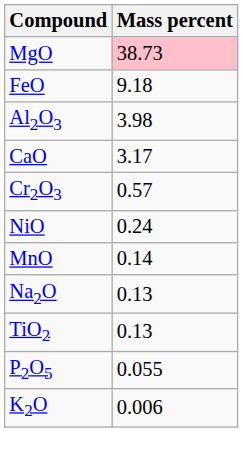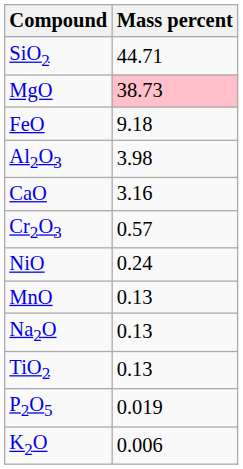+ row: (30, 55)
(135, 156) 3.17 -> (135, 193) 3.16
(135, 258) 0.14 -> (135, 296) 0.13
(140, 369) 0.055 -> (140, 407) 0.019
